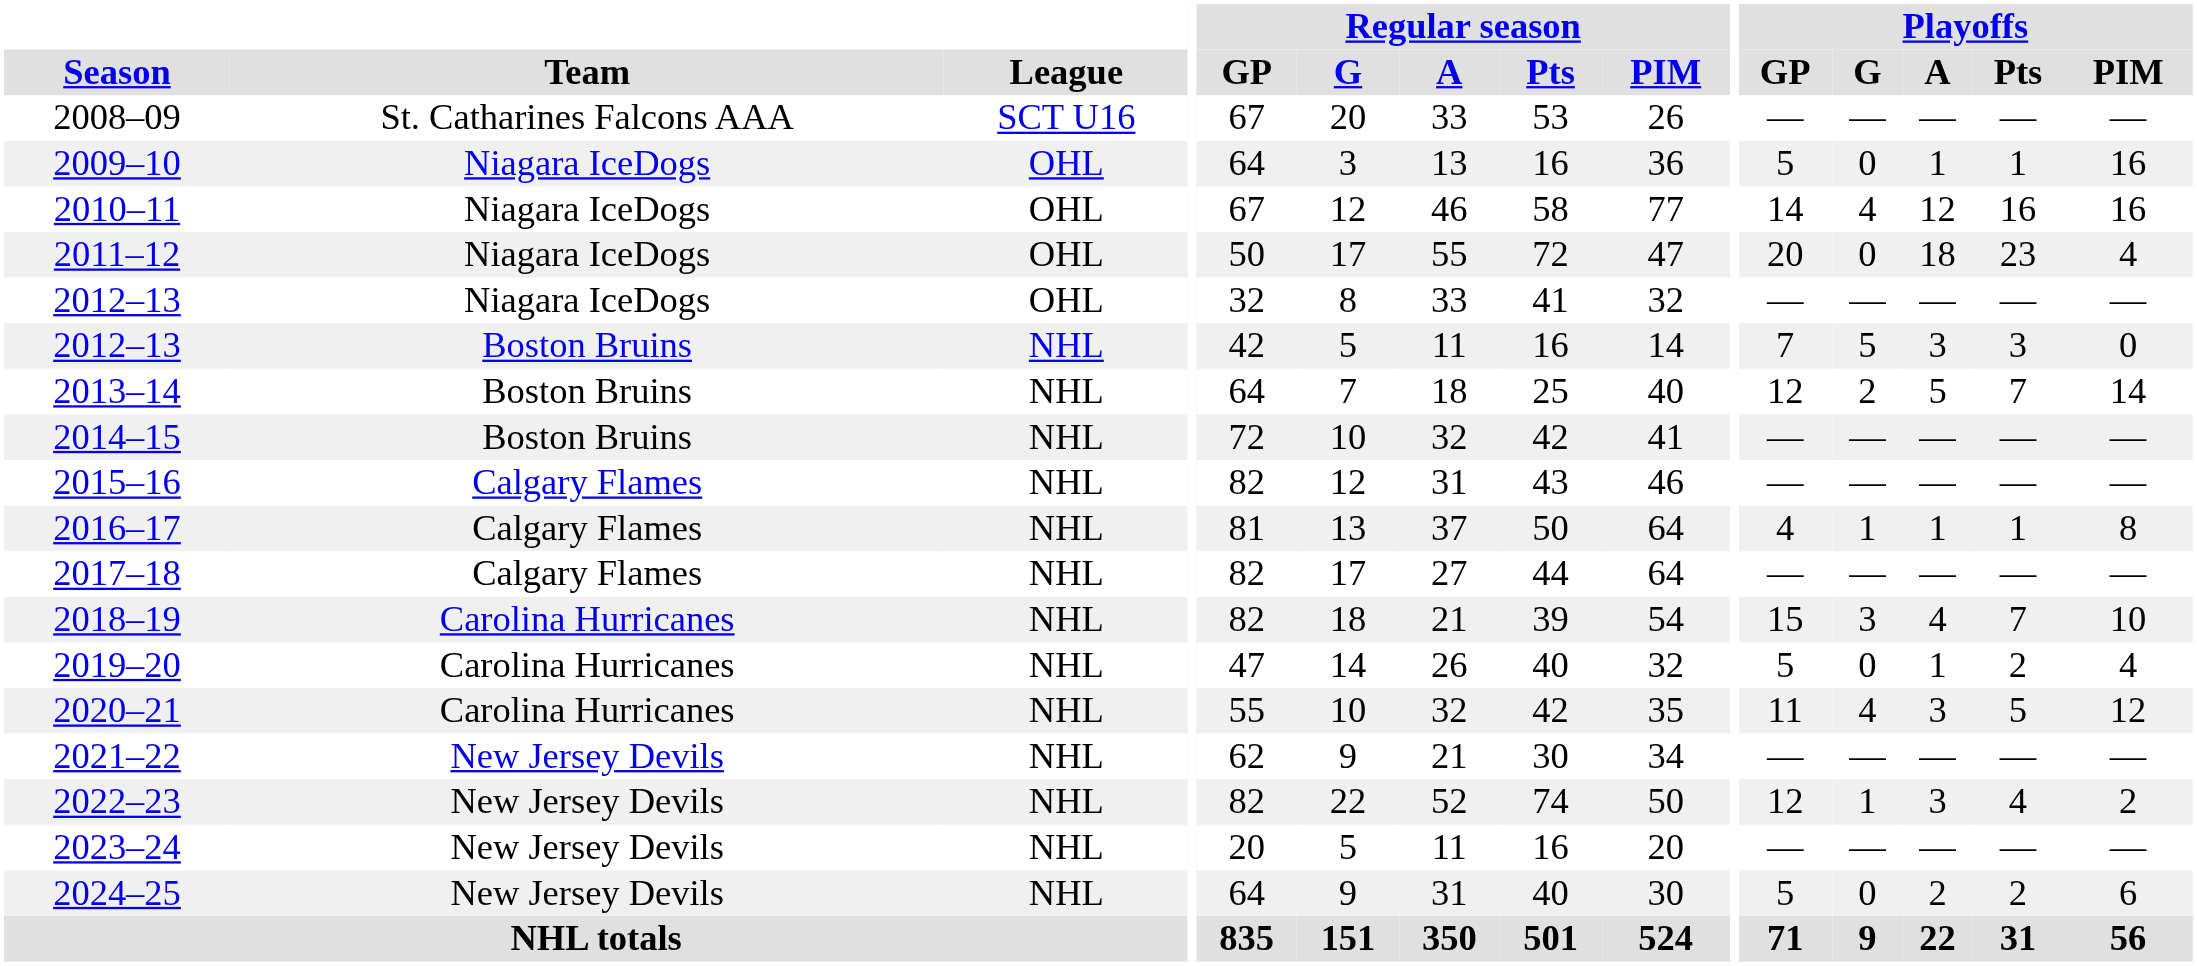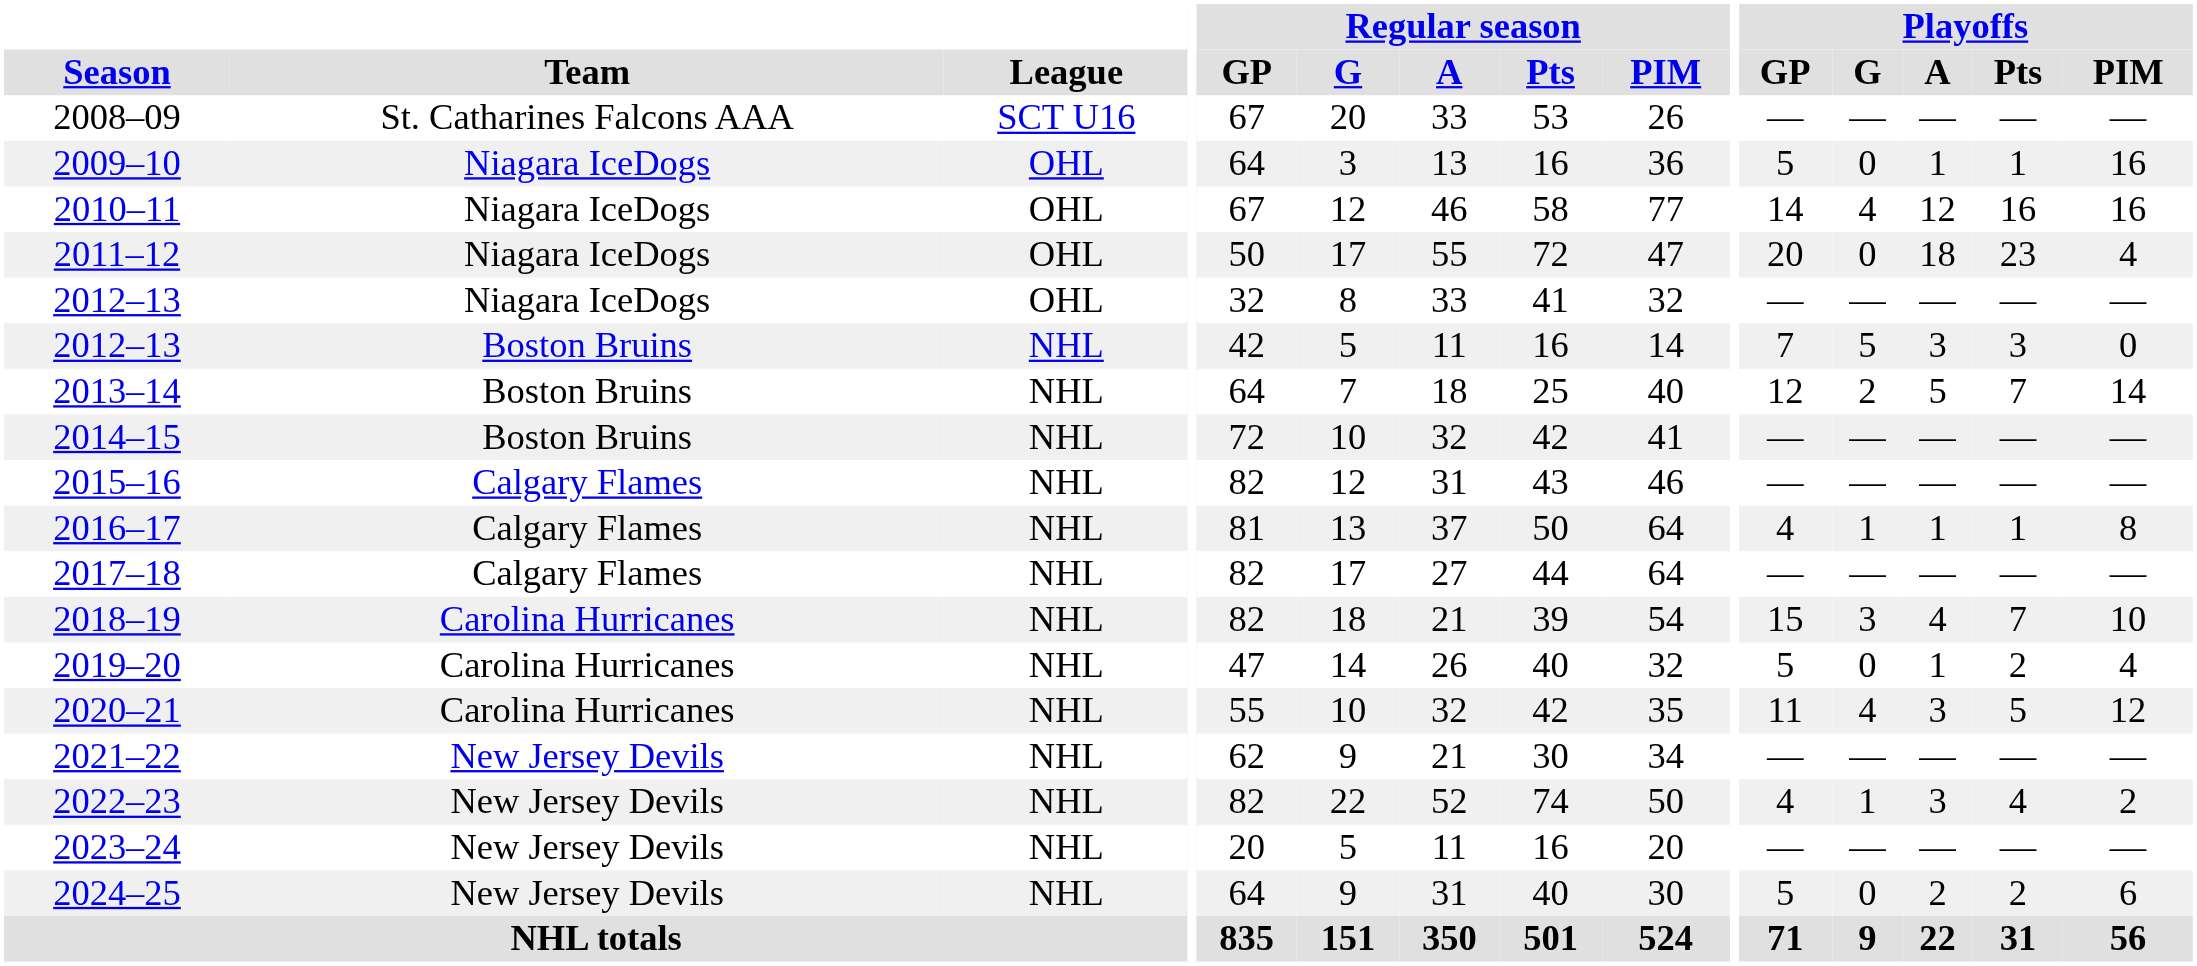(1785, 801) 12 -> (1785, 801) 4
